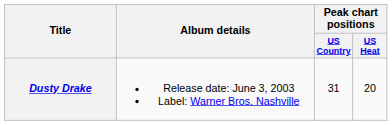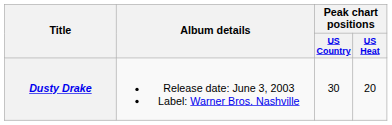(334, 89) 31 -> (334, 89) 30
